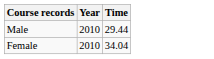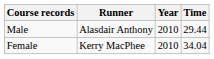+ column: (116, 12)
